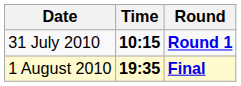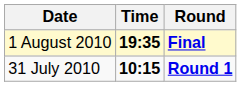rows swapped: (54, 42) <-> (60, 68)
